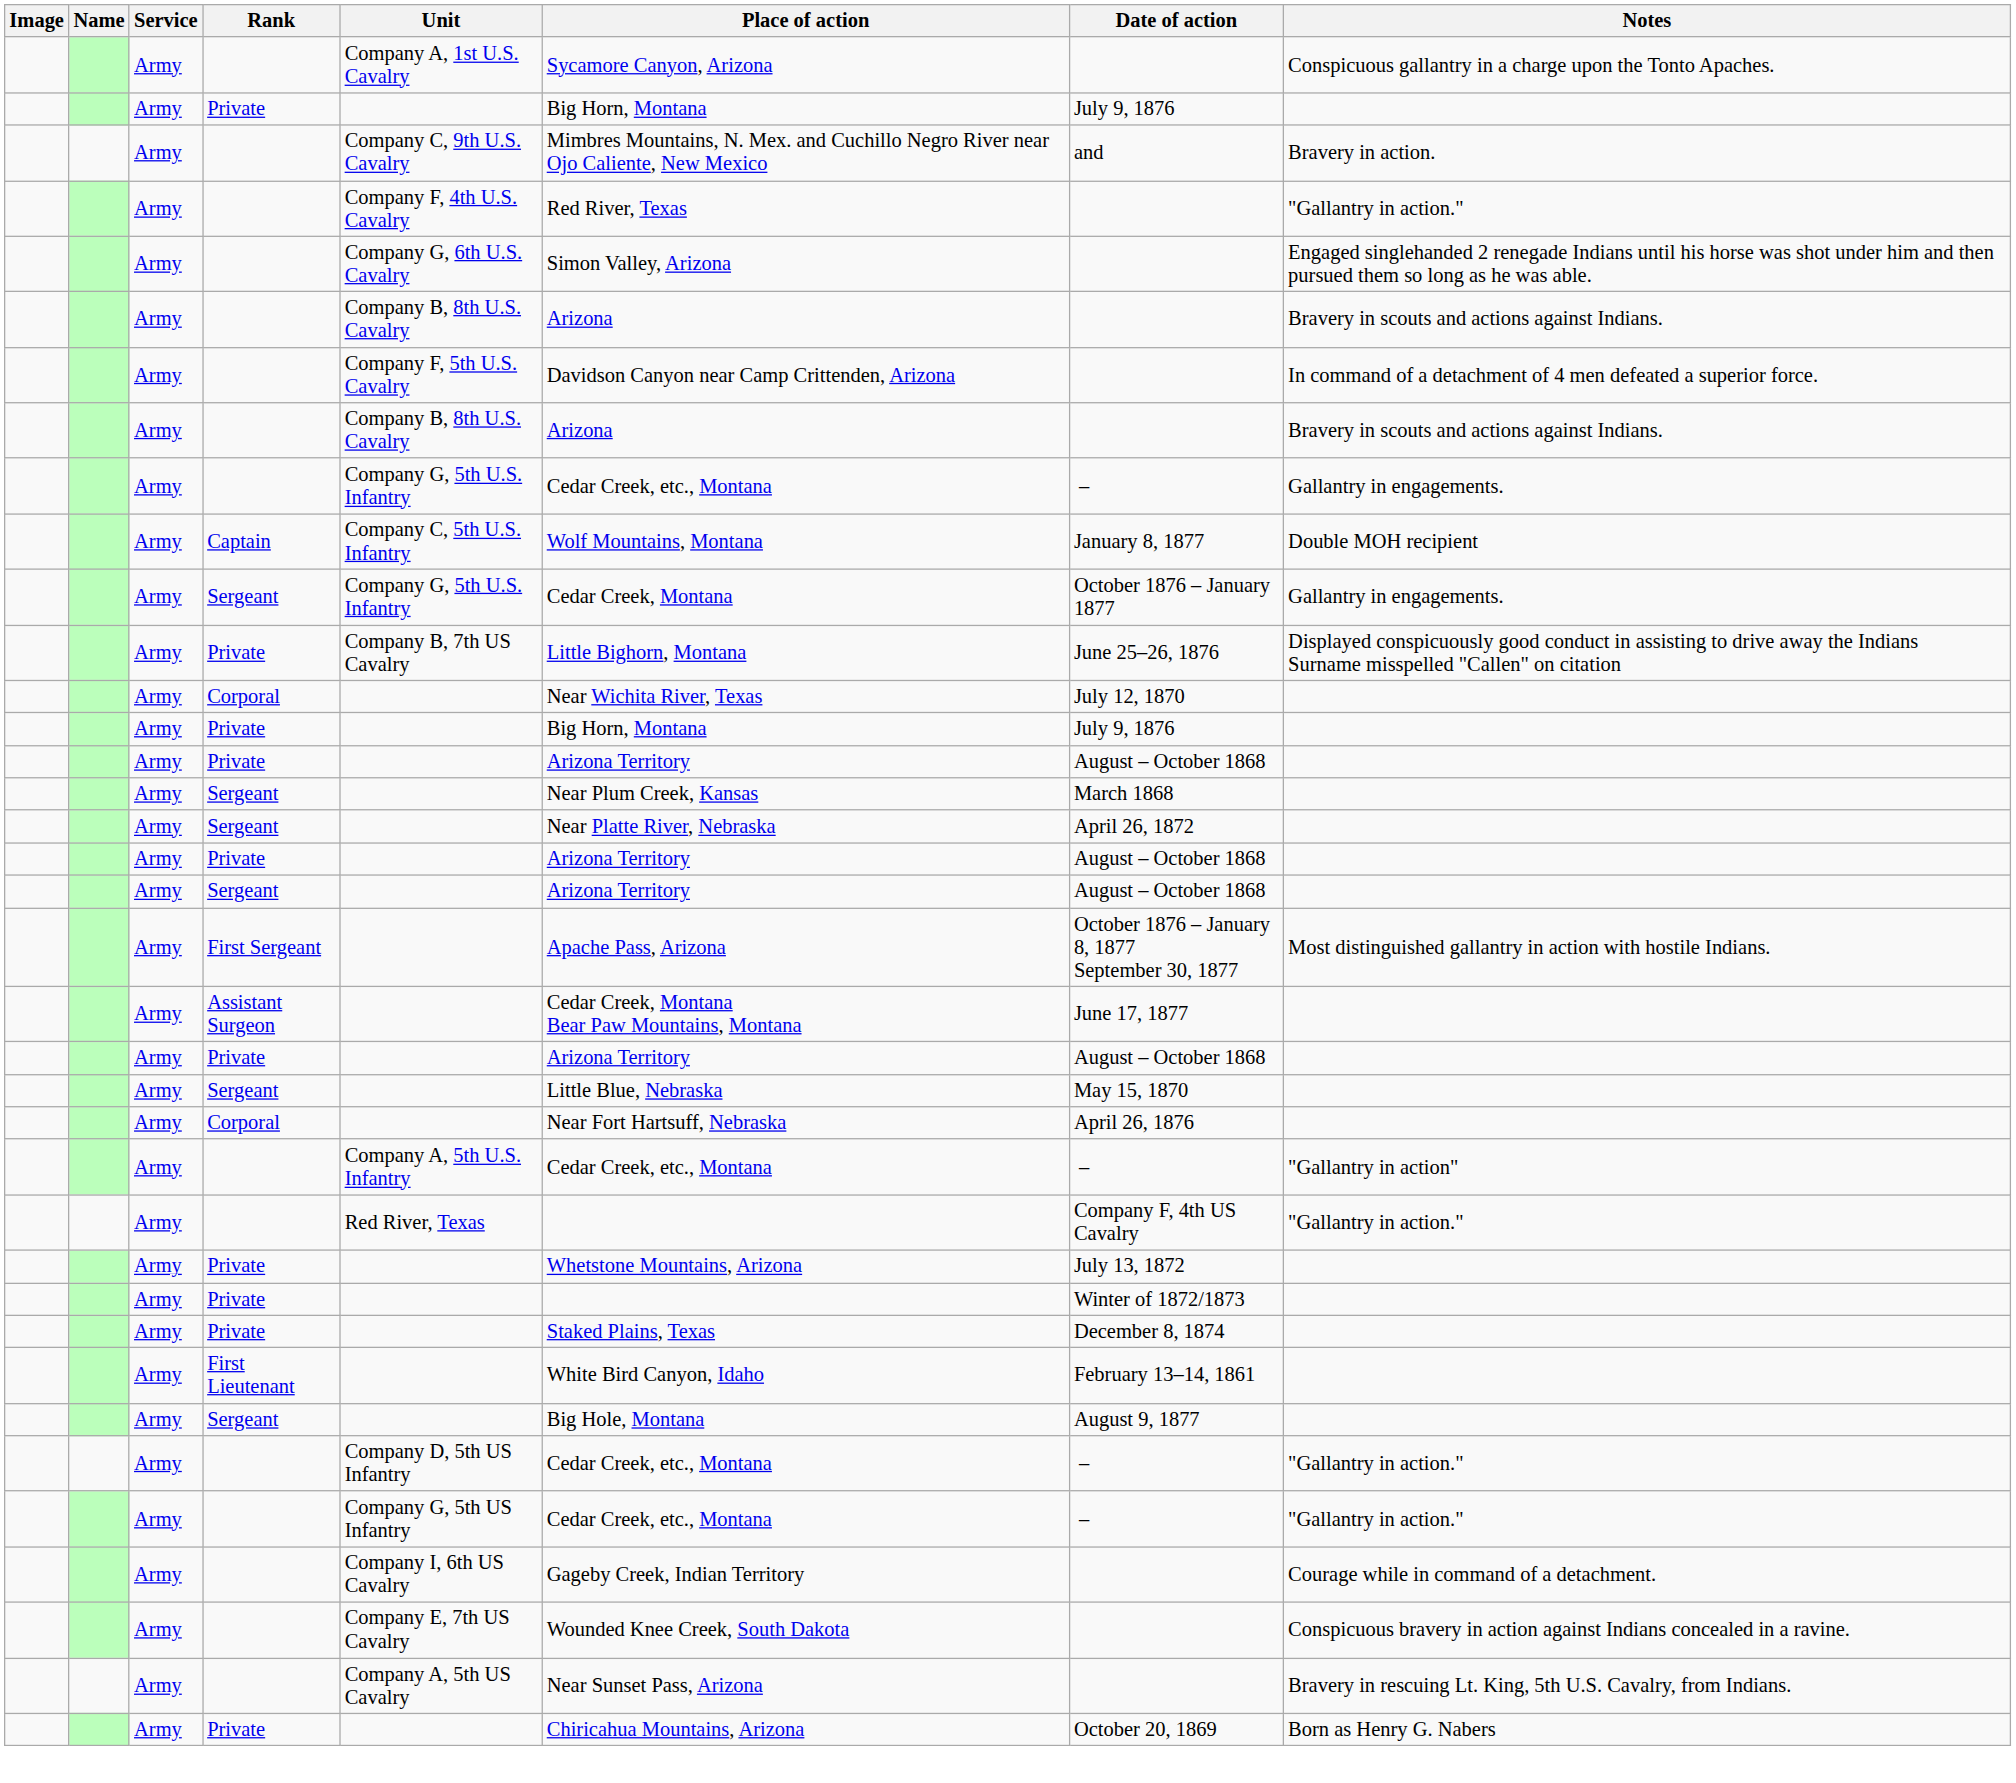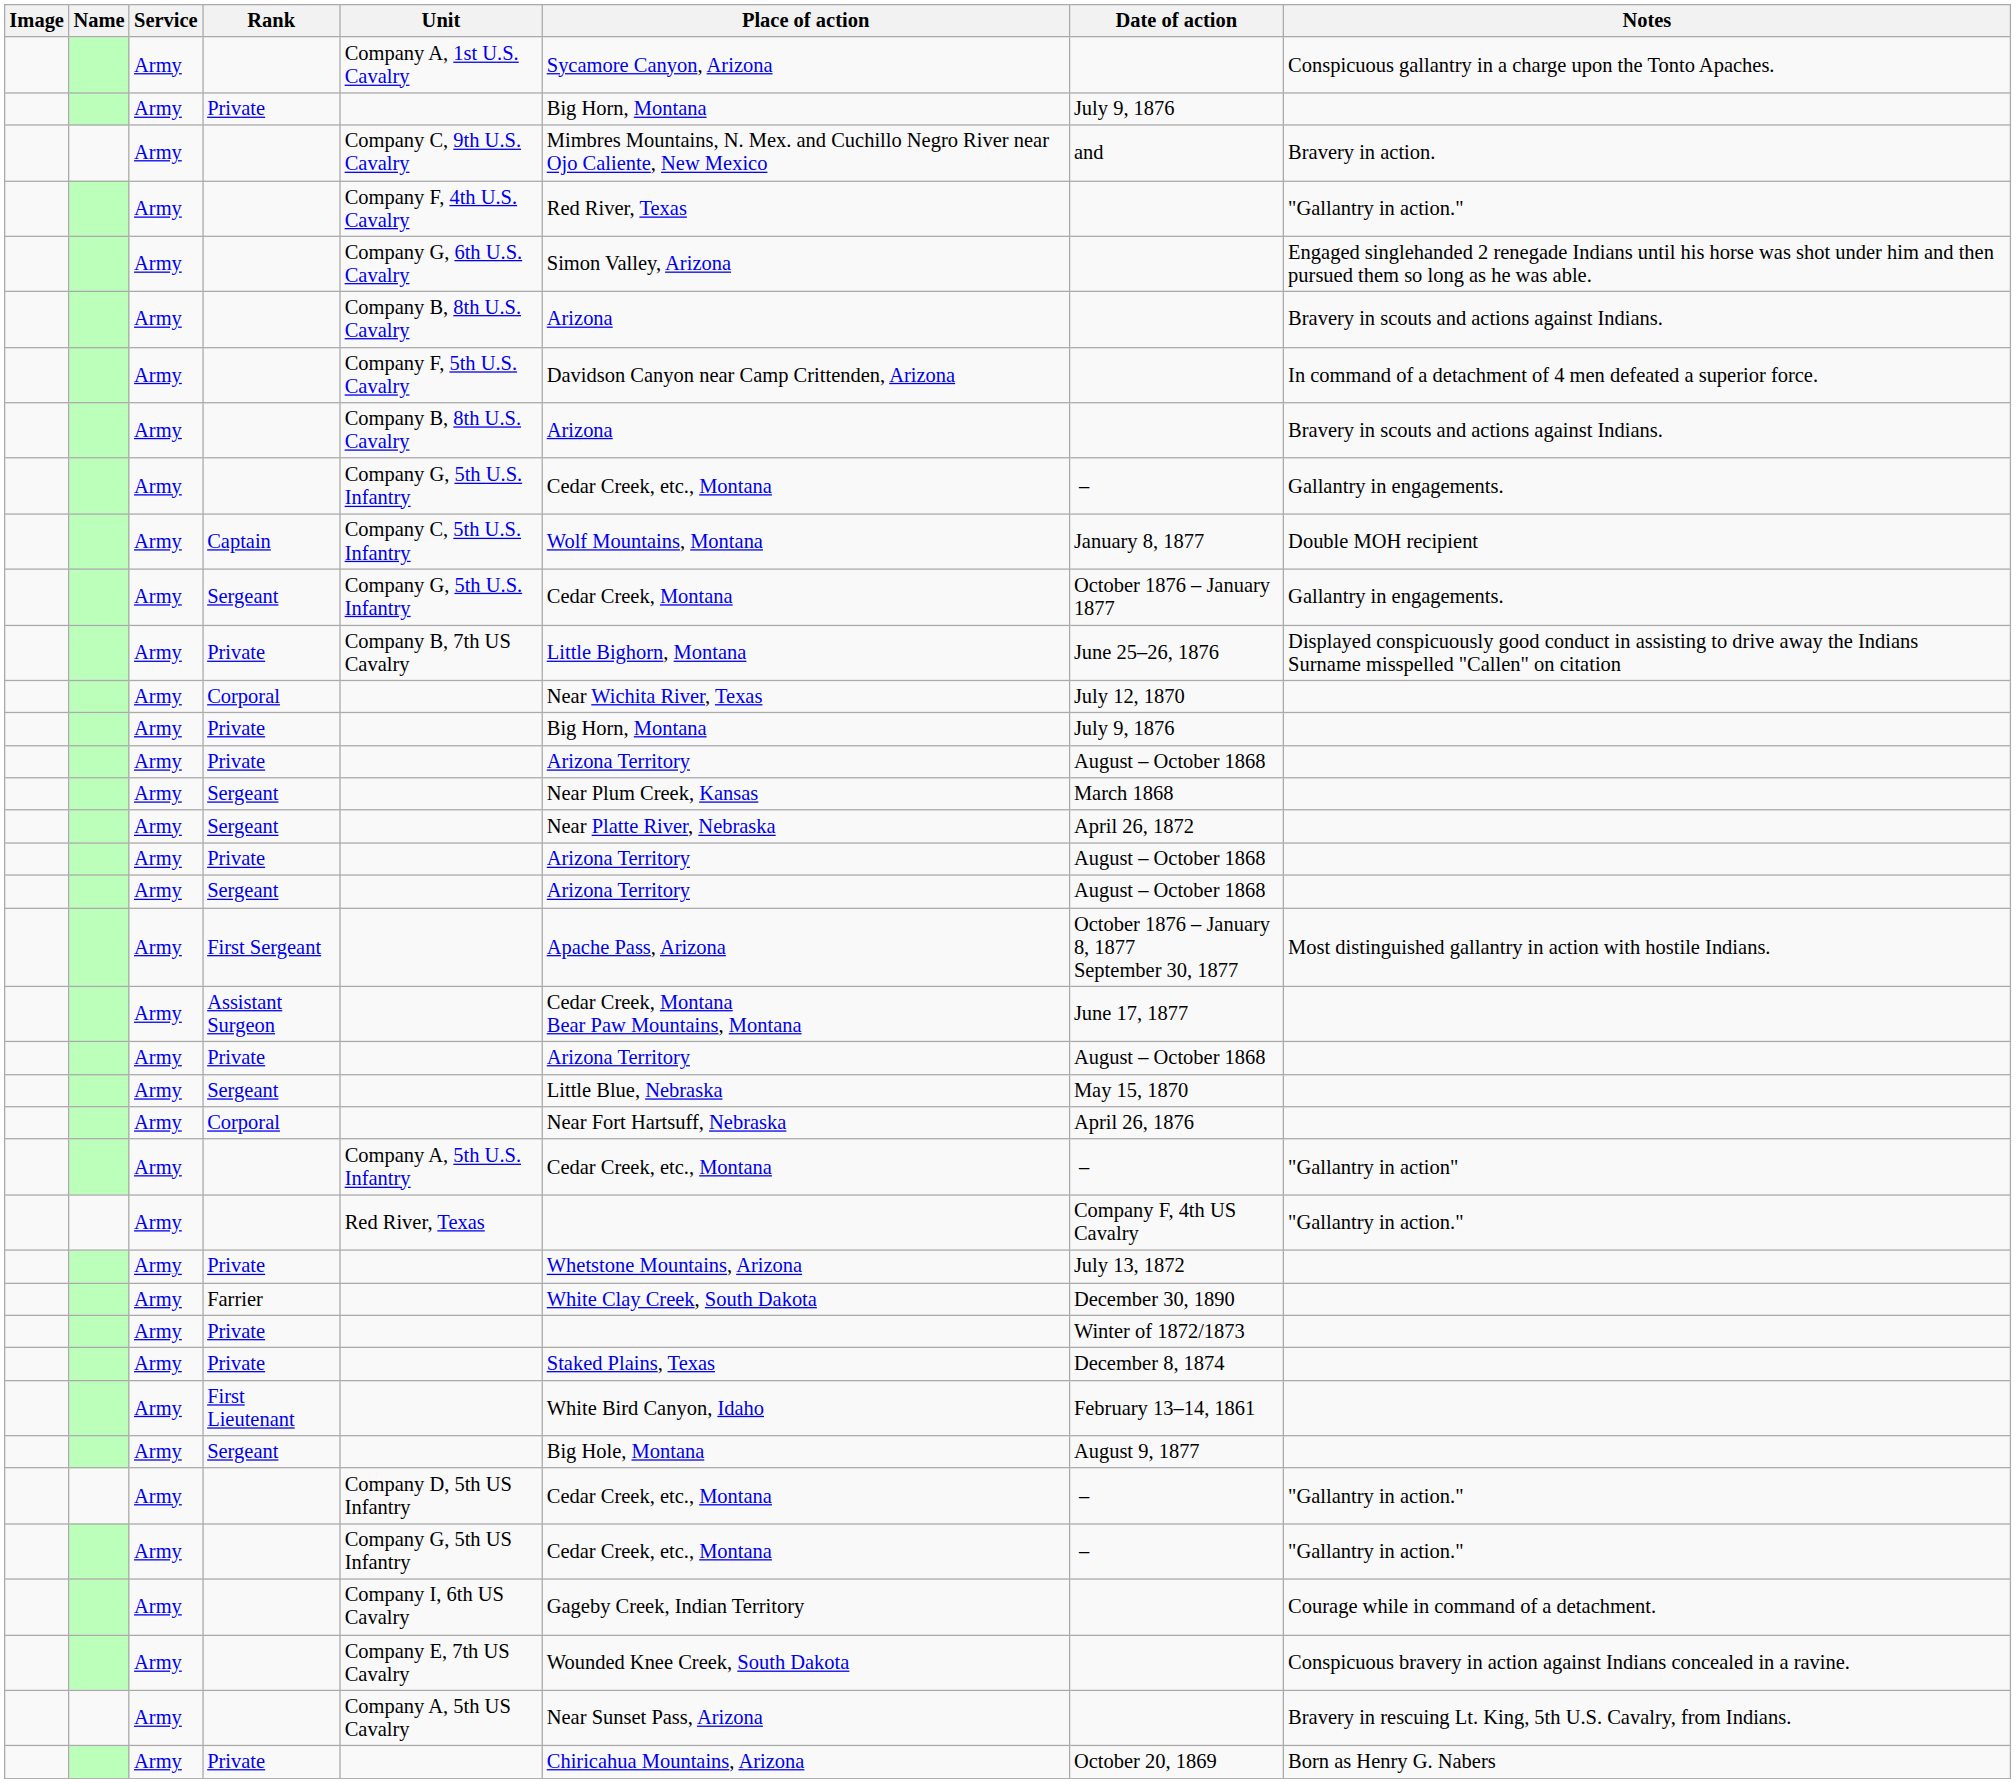+ row: (37, 1299)
